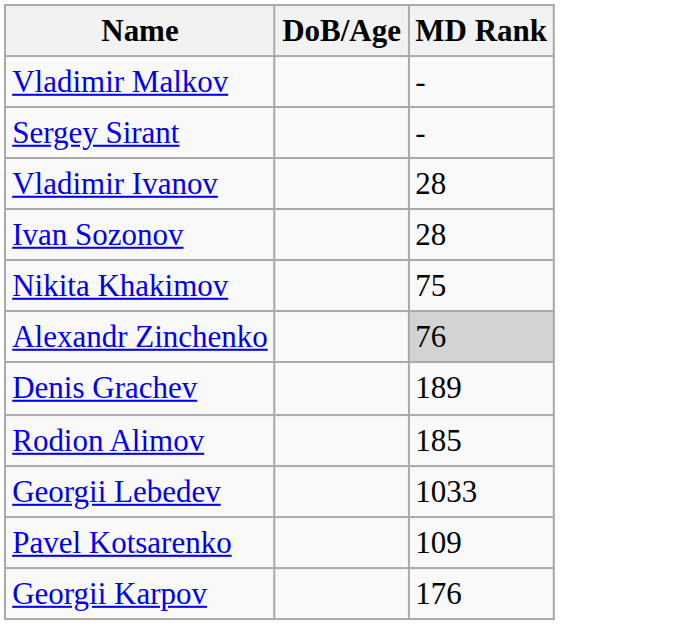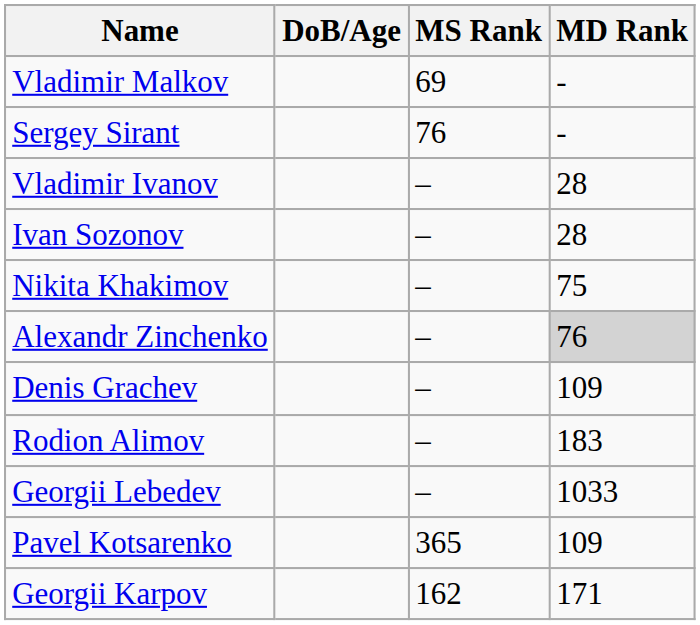+ column: (479, 30)
(439, 388) 189 -> (580, 388) 109
(439, 439) 185 -> (580, 439) 183
(439, 592) 176 -> (580, 592) 171
